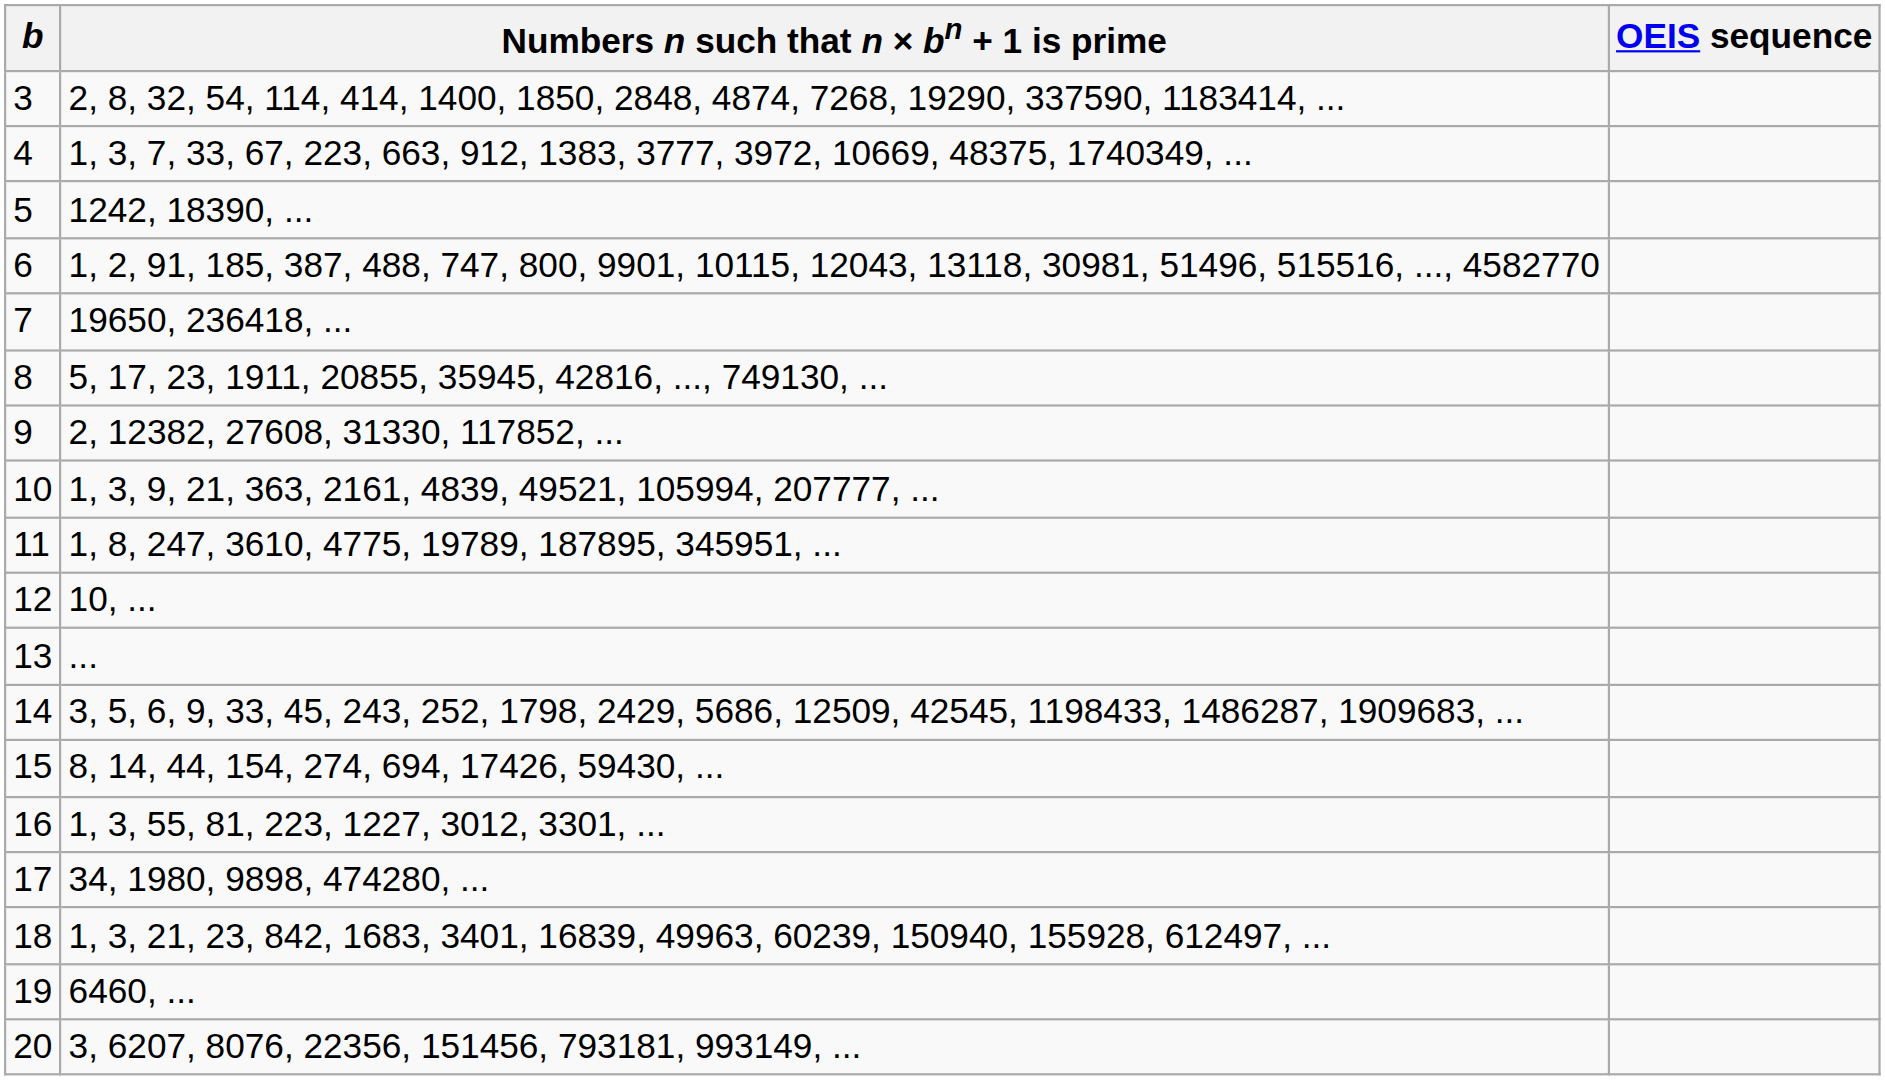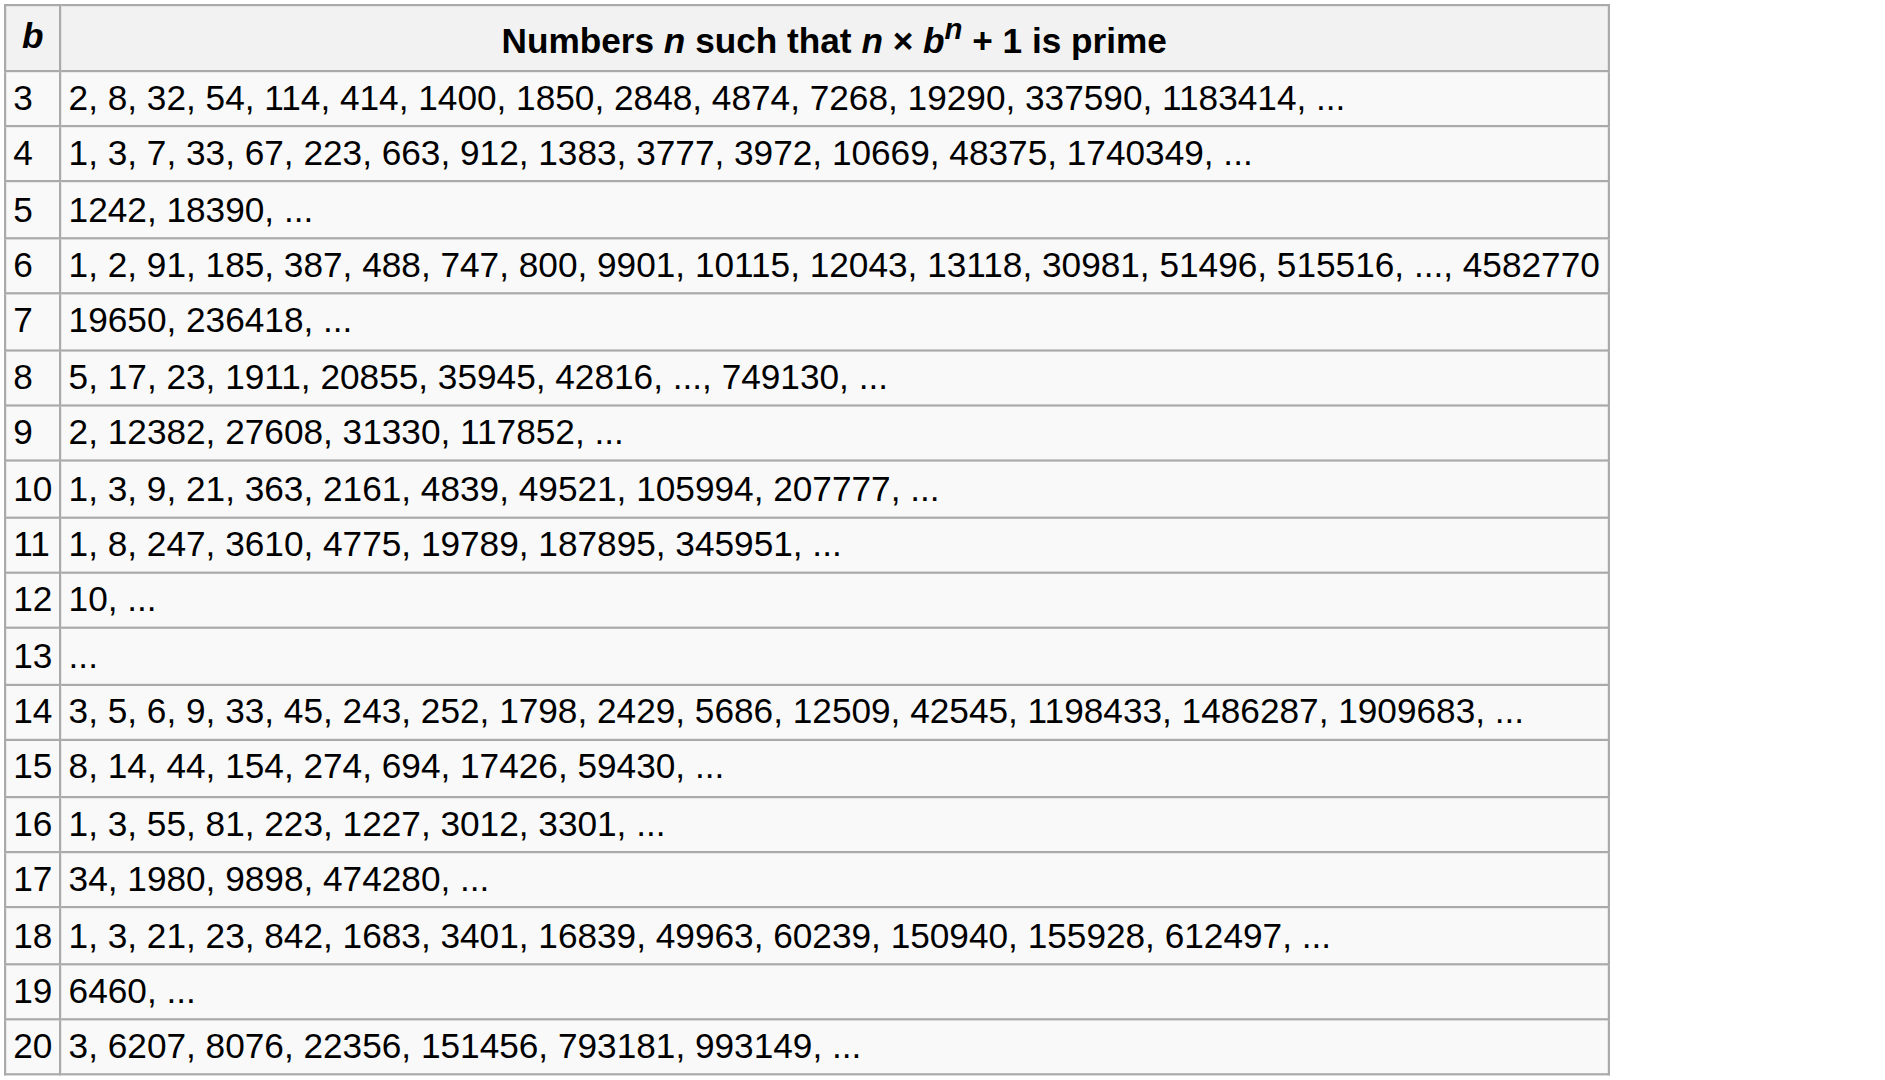- column: (1744, 37)
